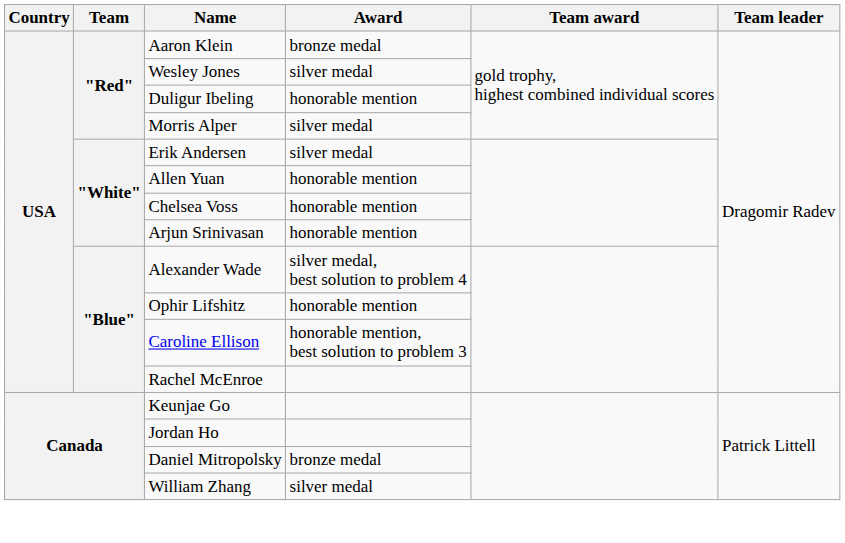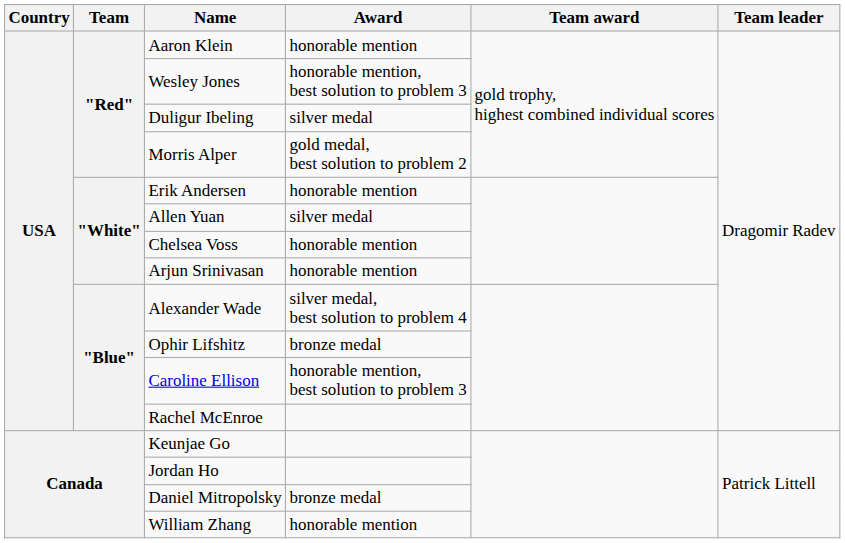(335, 44) bronze medal -> (353, 44) honorable mention
(331, 71) silver medal -> (378, 81) honorable mention, best solution to problem 3
(353, 98) honorable mention -> (331, 117) silver medal
(331, 125) silver medal -> (378, 154) gold medal, best solution to problem 2
(331, 152) silver medal -> (353, 190) honorable mention
(353, 179) honorable mention -> (331, 217) silver medal
(353, 306) honorable mention -> (335, 344) bronze medal
(331, 486) silver medal -> (353, 524) honorable mention
